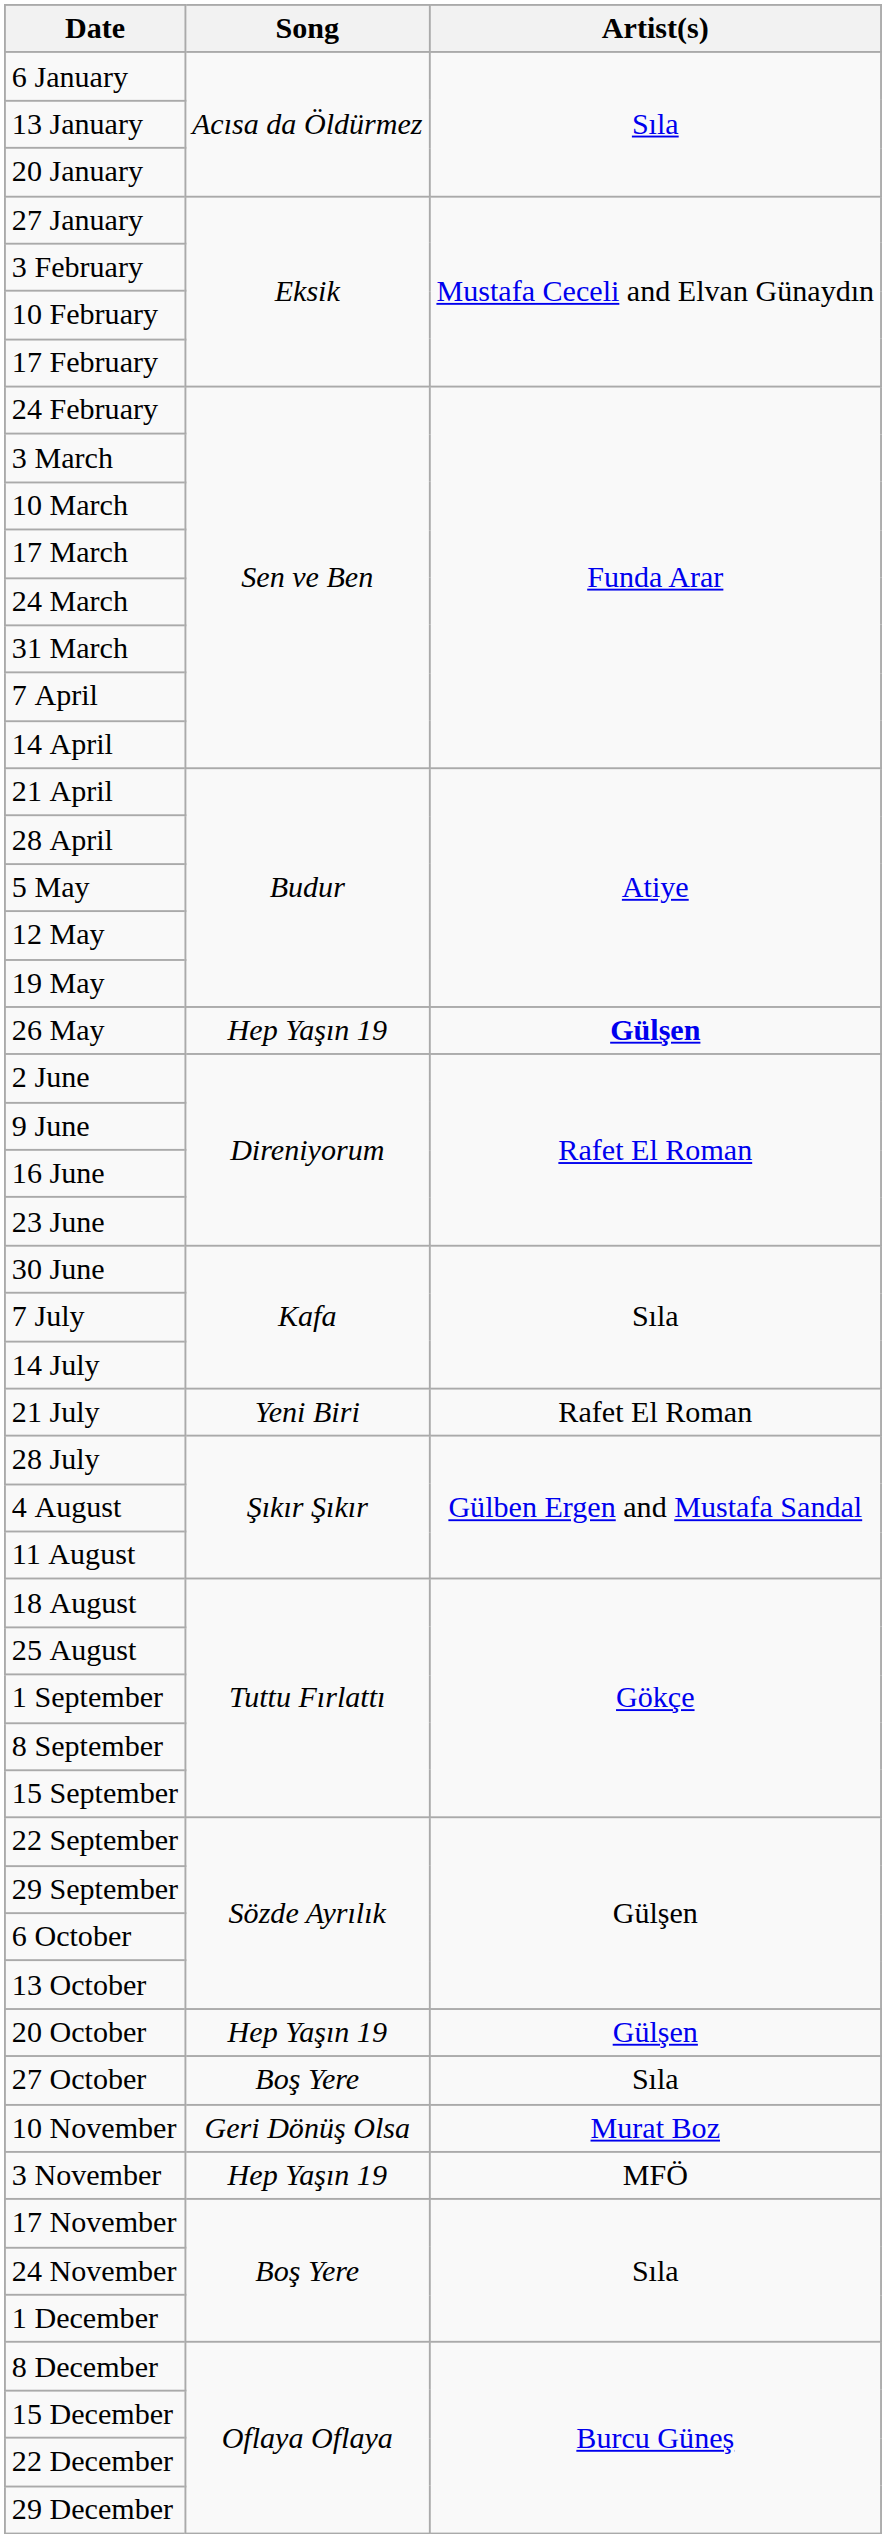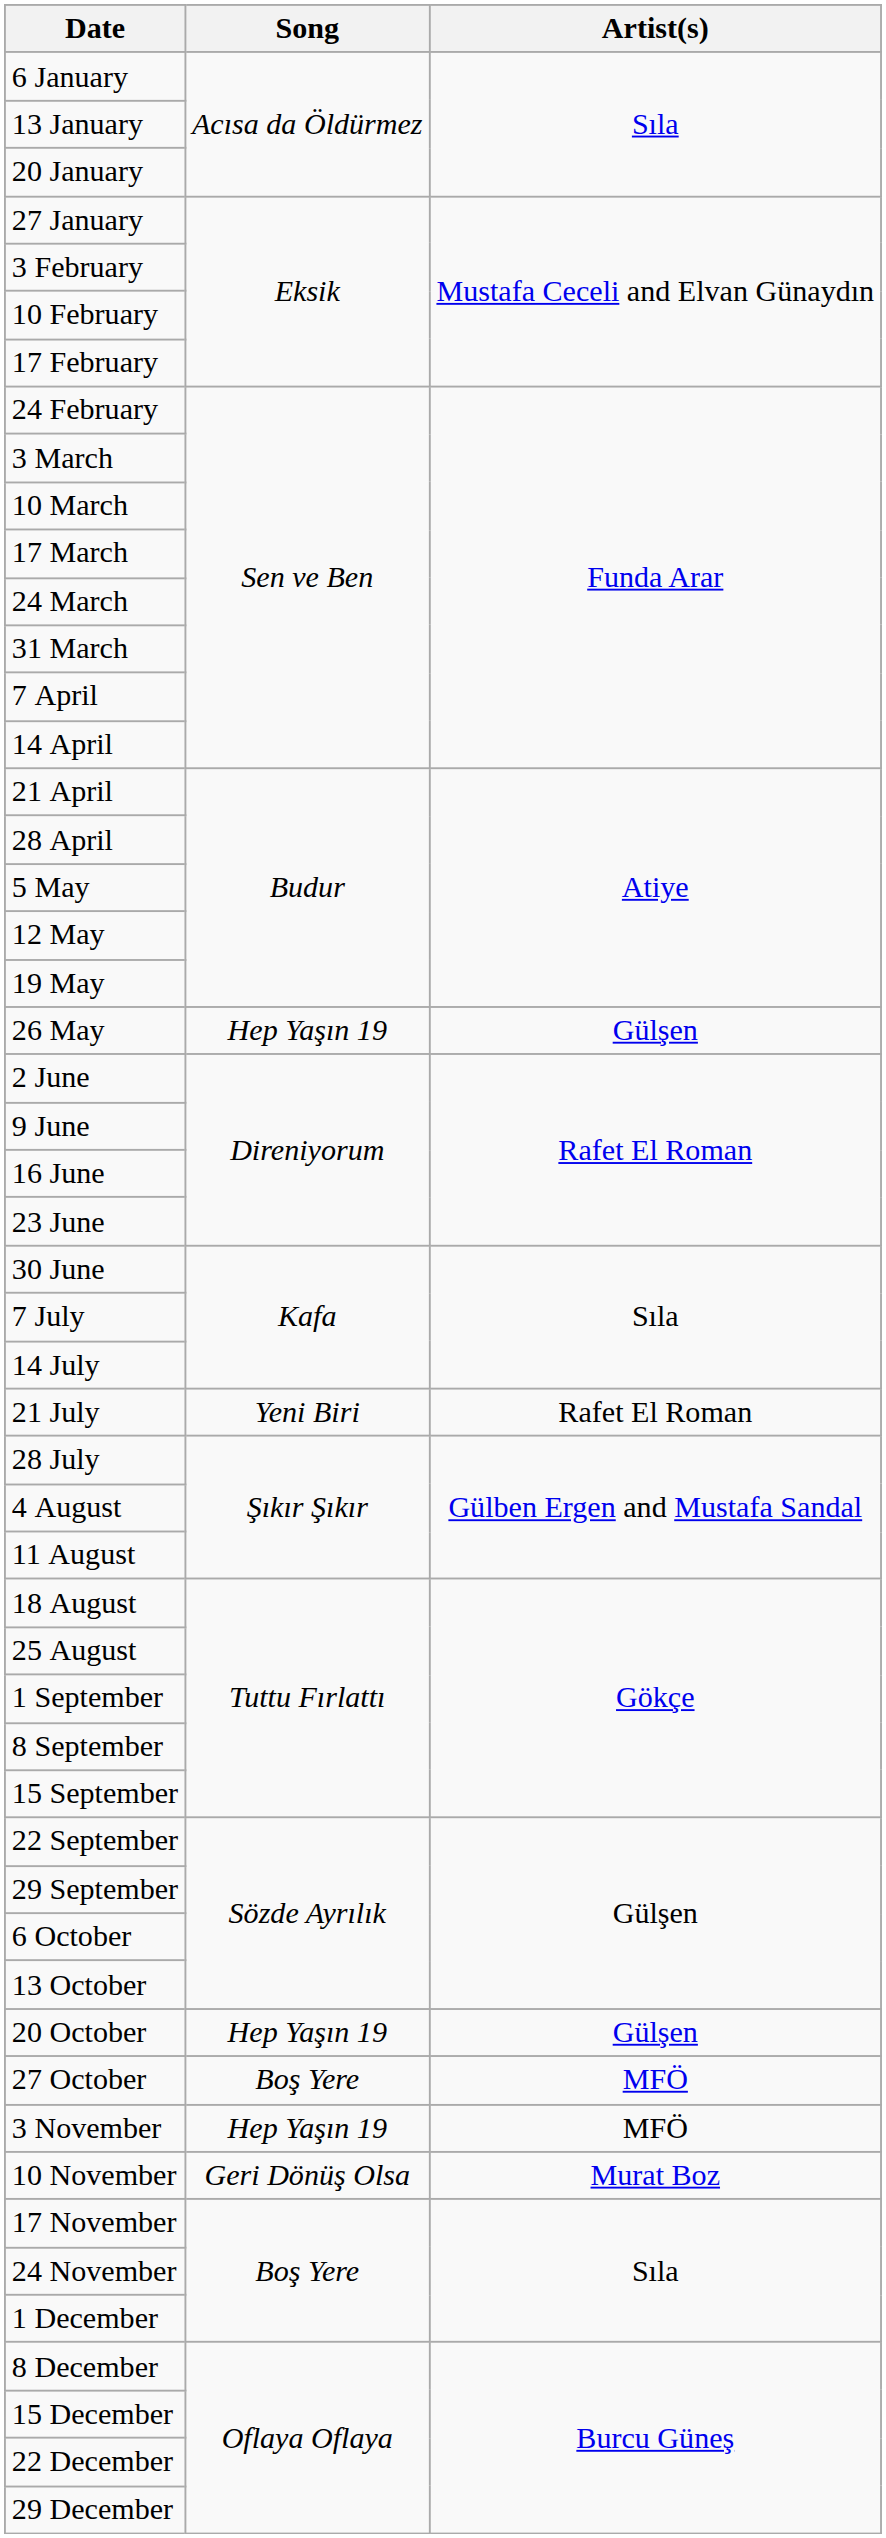(655, 1030) bold -> (655, 1030) normal
(655, 2079) Sıla -> (655, 2079) MFÖ
rows swapped: (87, 2175) <-> (94, 2127)
